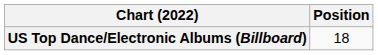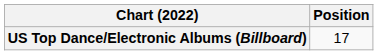(341, 38) 18 -> (341, 38) 17
